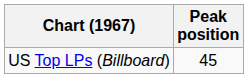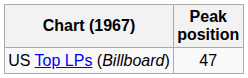(208, 60) 45 -> (208, 60) 47
